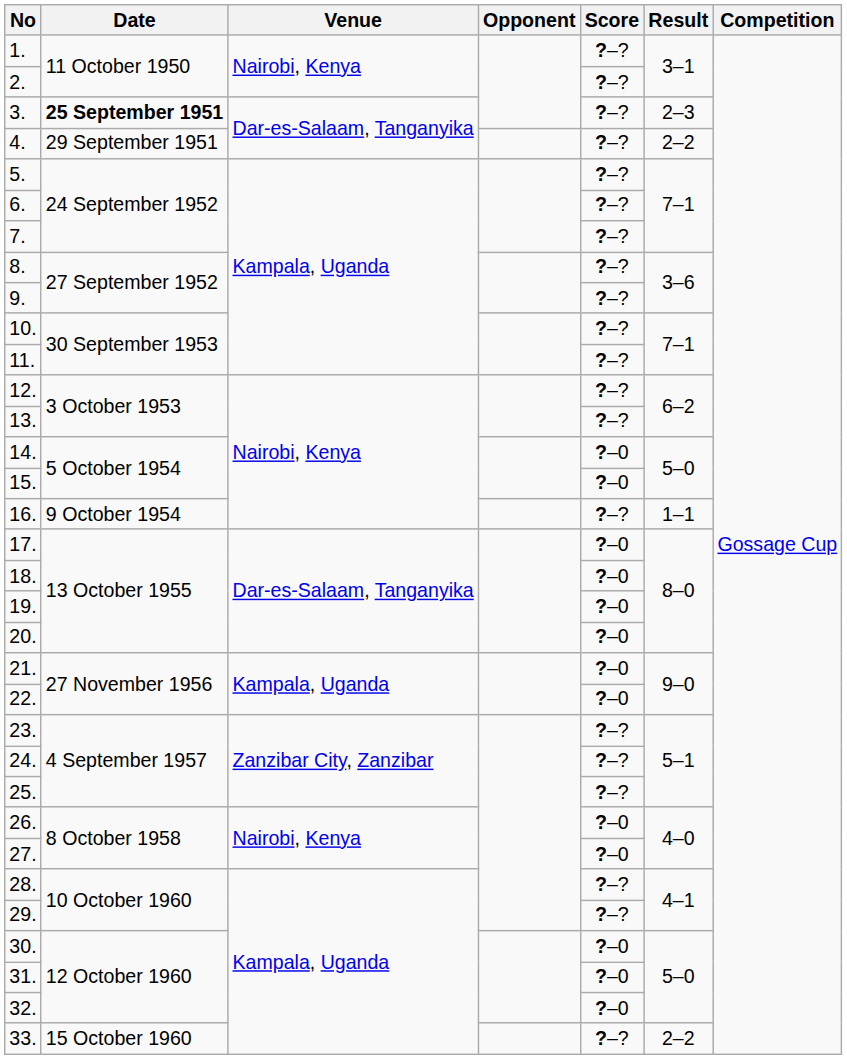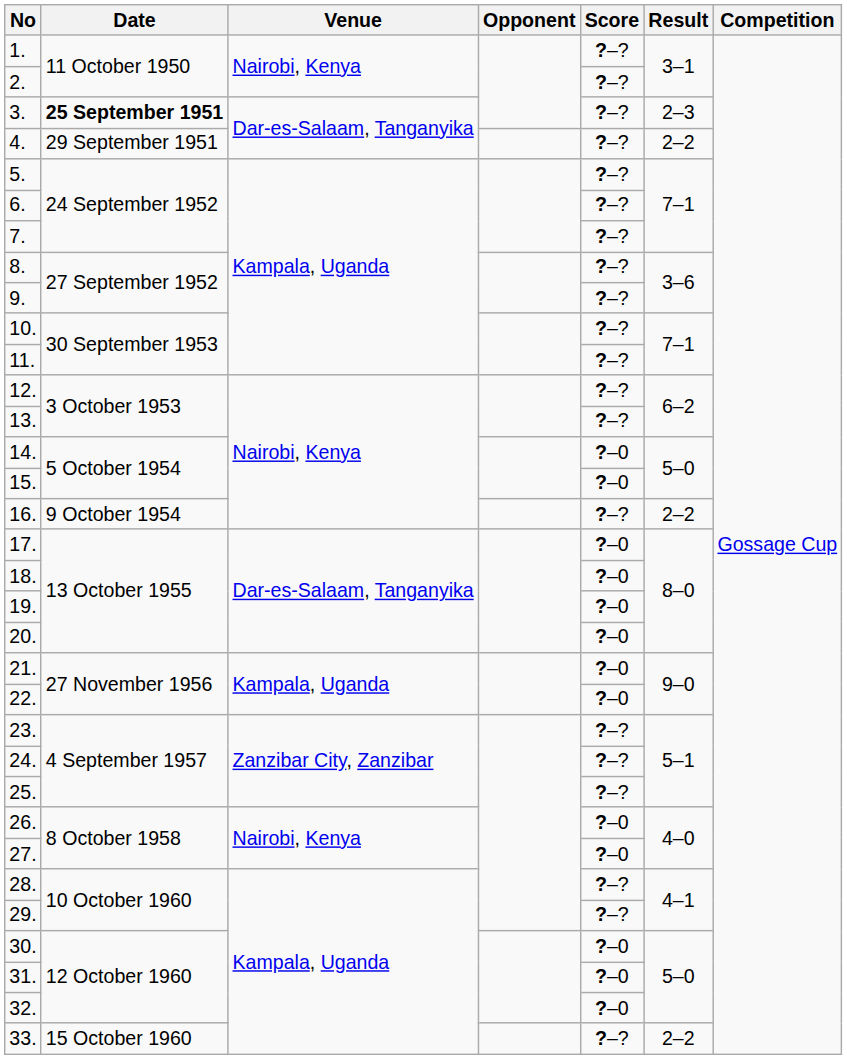(678, 514) 1–1 -> (678, 514) 2–2
